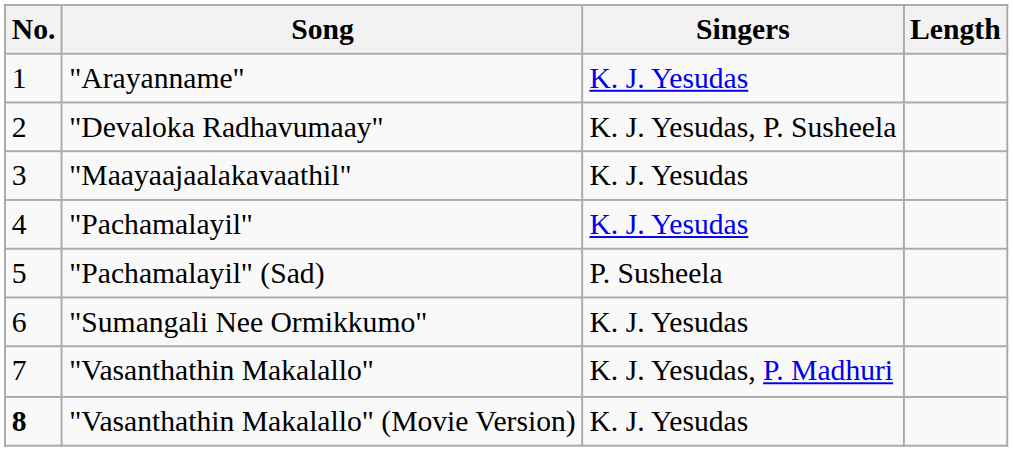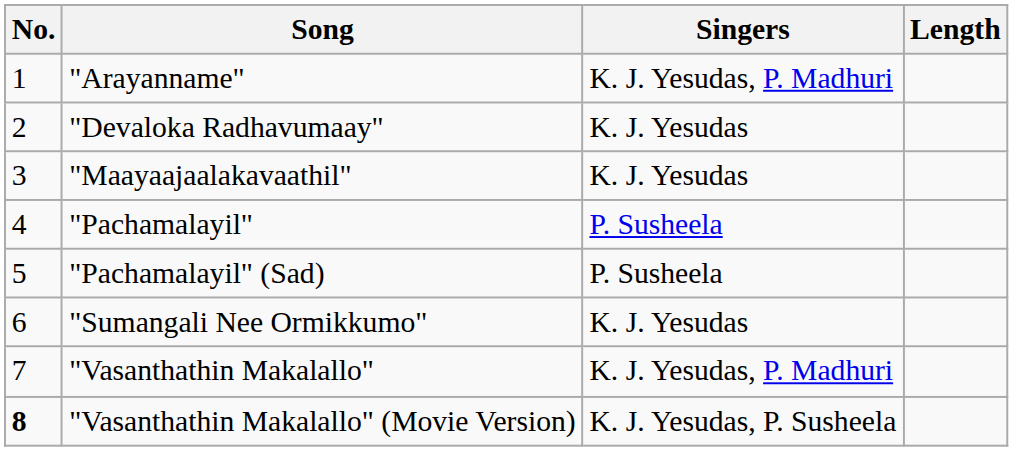(669, 77) K. J. Yesudas -> (741, 77) K. J. Yesudas, P. Madhuri
(743, 126) K. J. Yesudas, P. Susheela -> (669, 126) K. J. Yesudas
(669, 224) K. J. Yesudas -> (656, 224) P. Susheela
(669, 420) K. J. Yesudas -> (743, 420) K. J. Yesudas, P. Susheela
